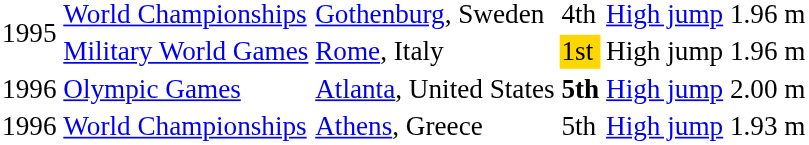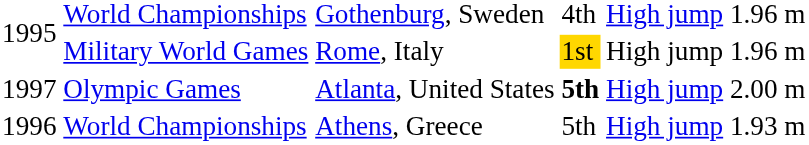(29, 88) 1996 -> (29, 88) 1997
